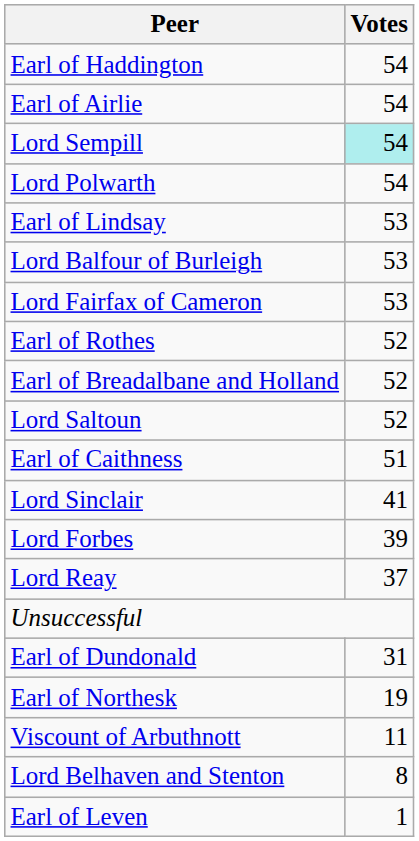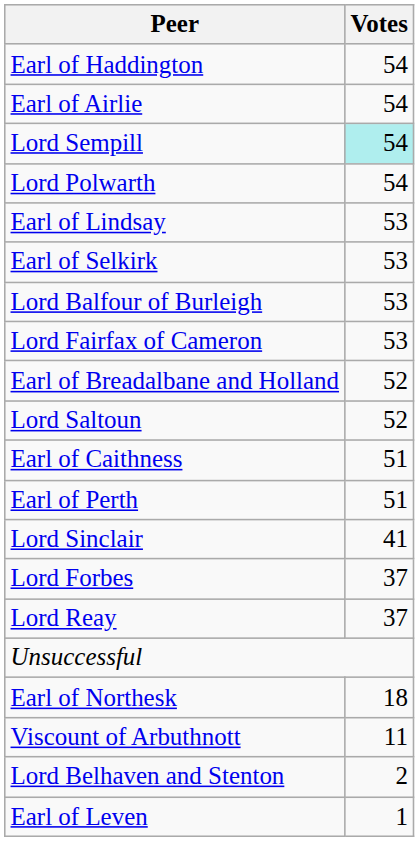+ row: (84, 261)
- row: (83, 340)
+ row: (74, 499)
(395, 538) 39 -> (395, 578) 37
- row: (103, 657)
(395, 697) 19 -> (395, 697) 18
(402, 776) 8 -> (402, 776) 2
